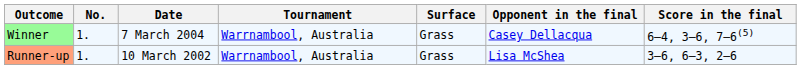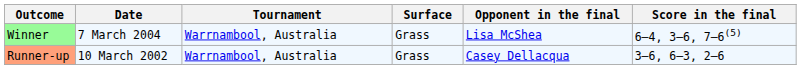- column: (96, 14)
(540, 34) Casey Dellacqua -> (504, 34) Lisa McShea
(527, 55) Lisa McShea -> (518, 55) Casey Dellacqua
